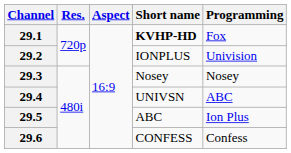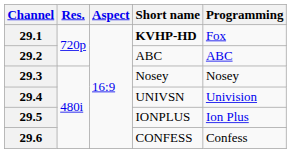(163, 55) IONPLUS -> (149, 55) ABC
(231, 55) Univision -> (219, 55) ABC
(219, 96) ABC -> (231, 96) Univision
(149, 117) ABC -> (163, 117) IONPLUS
